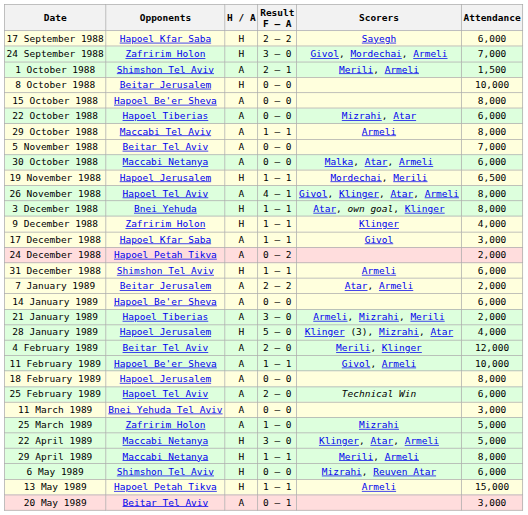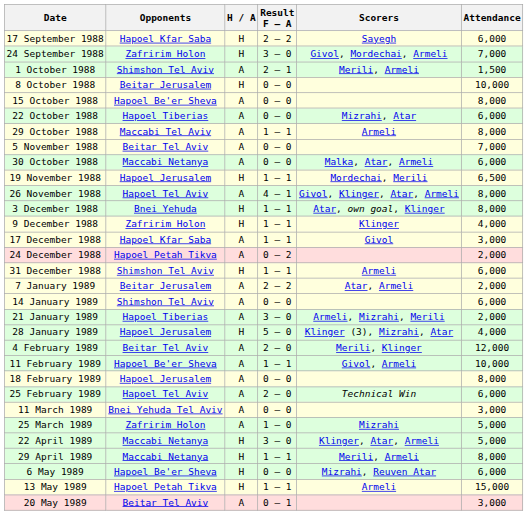(165, 301) Hapoel Be'er Sheva -> (165, 301) Shimshon Tel Aviv
(165, 472) Shimshon Tel Aviv -> (165, 472) Hapoel Be'er Sheva
